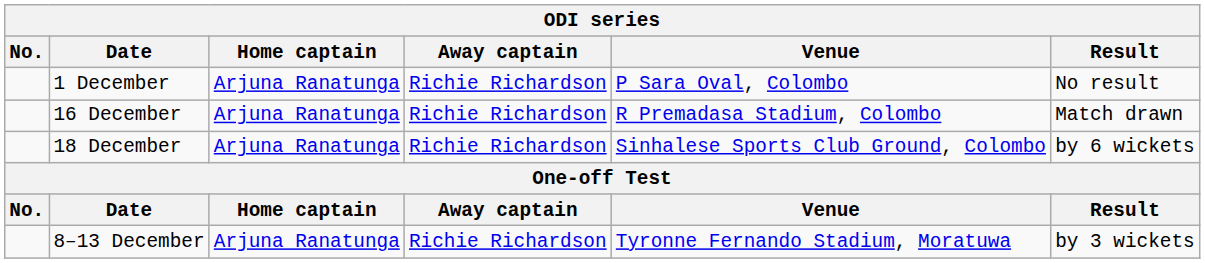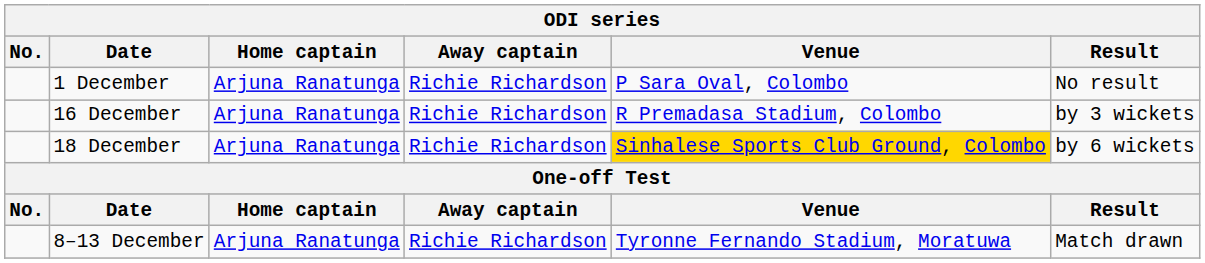(1119, 115) Match drawn -> (1125, 115) by 3 wickets
(831, 147) no background -> (831, 147) gold background
(1125, 242) by 3 wickets -> (1119, 242) Match drawn
